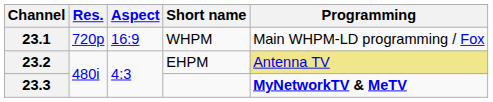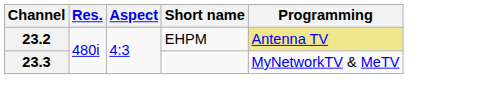- row: (37, 39)
(330, 85) bold -> (326, 62) normal
